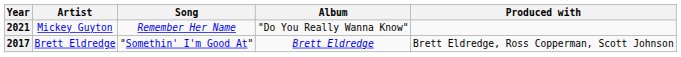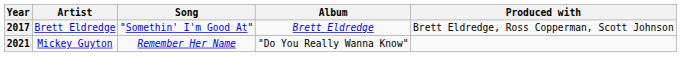rows swapped: (18, 44) <-> (18, 28)
